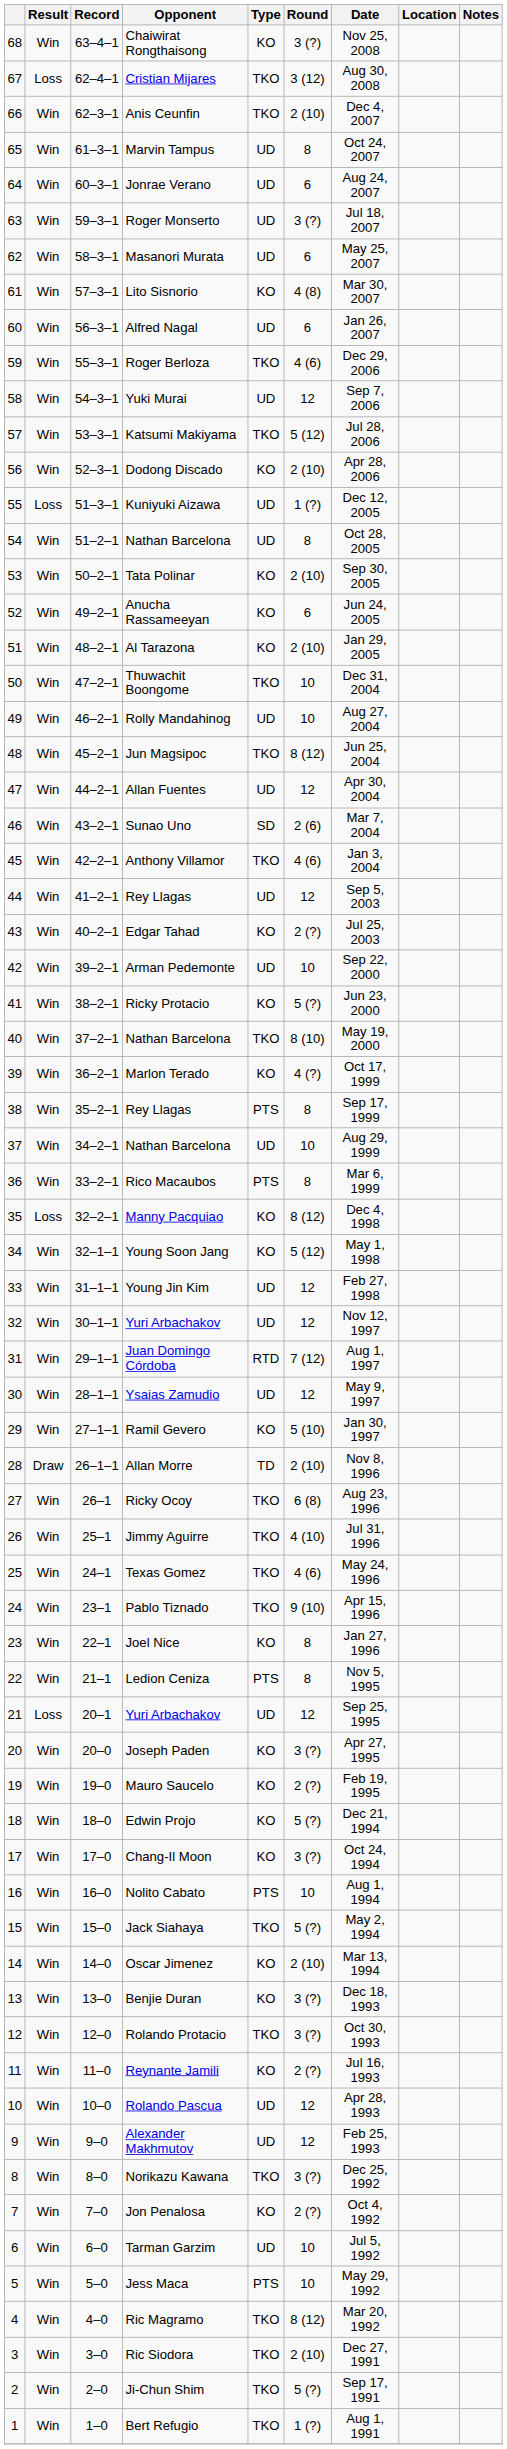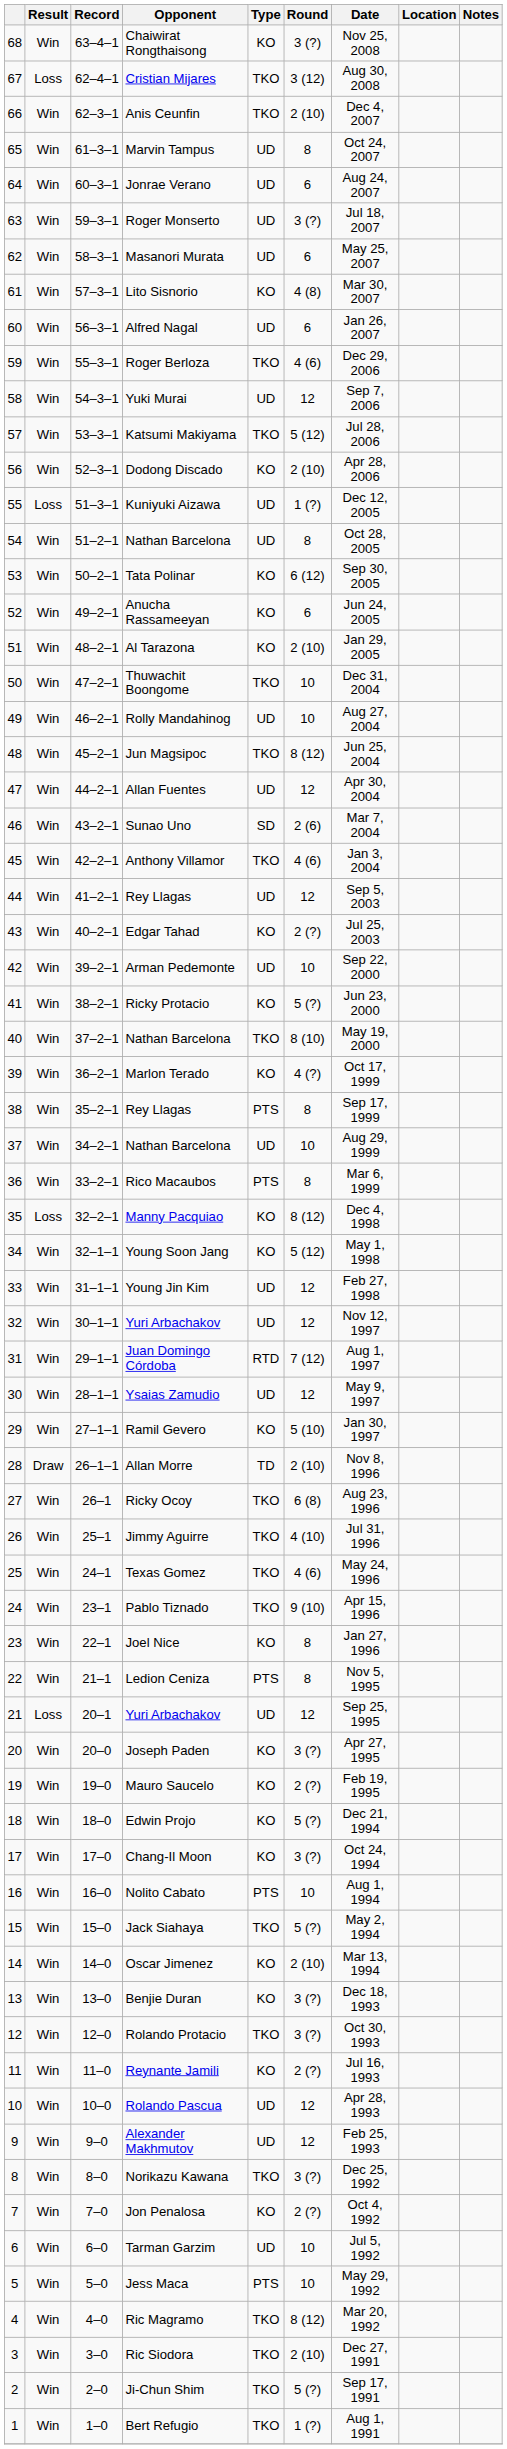(308, 576) 2 (10) -> (308, 576) 6 (12)
